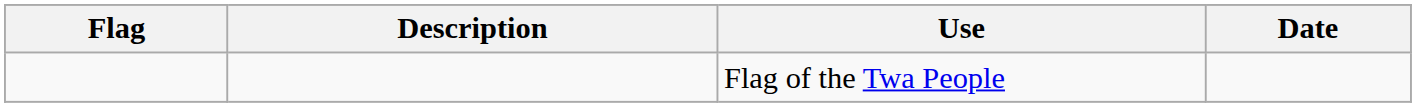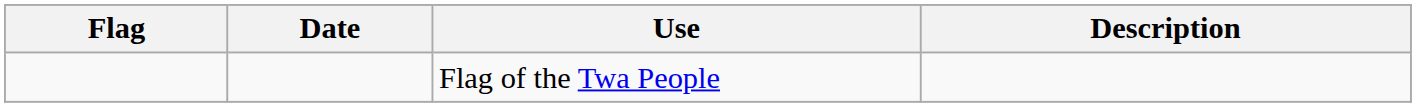columns swapped: (1308, 28) <-> (472, 28)
